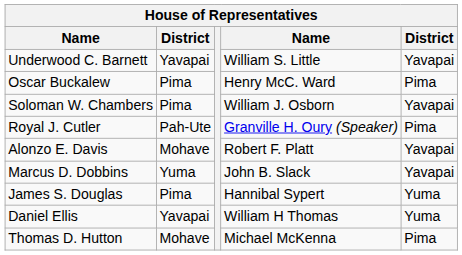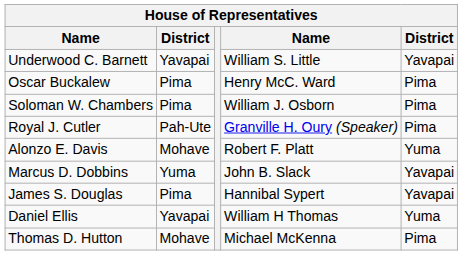(429, 105) Yavapai -> (420, 105) Pima
(429, 149) Yavapai -> (422, 149) Yuma
(422, 194) Yuma -> (429, 194) Yavapai
